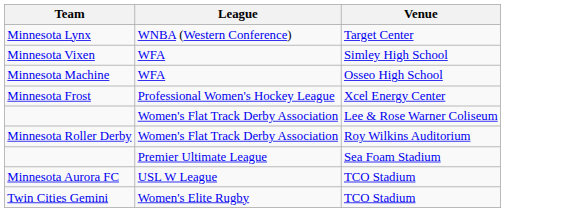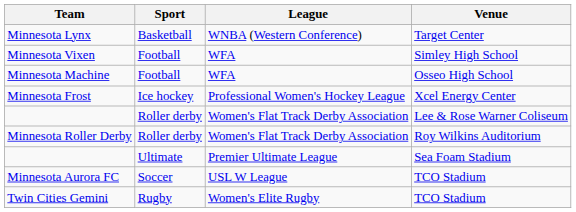+ column: (170, 14)
